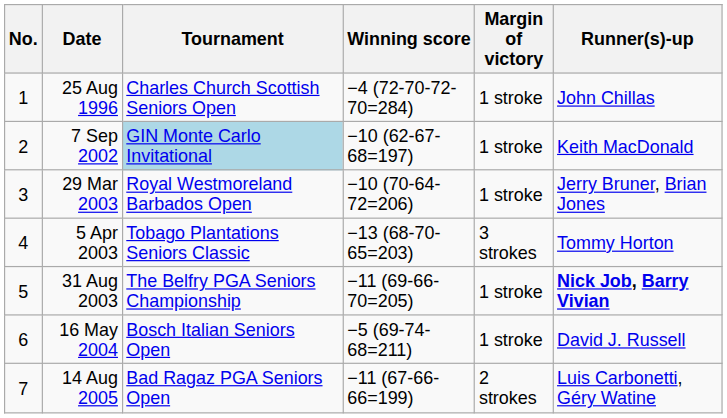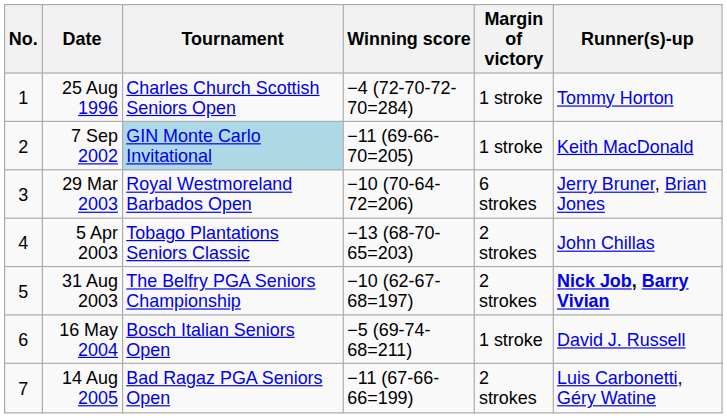(606, 98) John Chillas -> (615, 98) Tommy Horton
(394, 146) −10 (62-67-68=197) -> (393, 146) −11 (69-66-70=205)
(511, 194) 1 stroke -> (508, 194) 6 strokes
(508, 243) 3 strokes -> (508, 243) 2 strokes
(615, 243) Tommy Horton -> (606, 243) John Chillas
(393, 291) −11 (69-66-70=205) -> (394, 291) −10 (62-67-68=197)
(511, 291) 1 stroke -> (508, 291) 2 strokes
